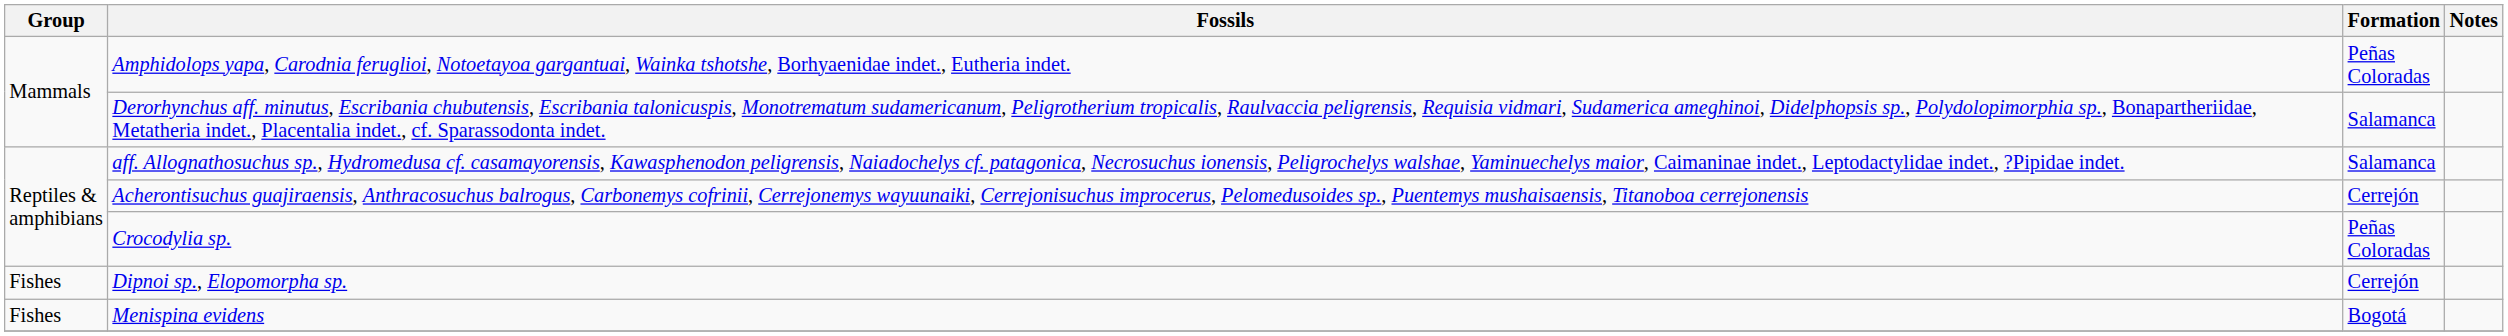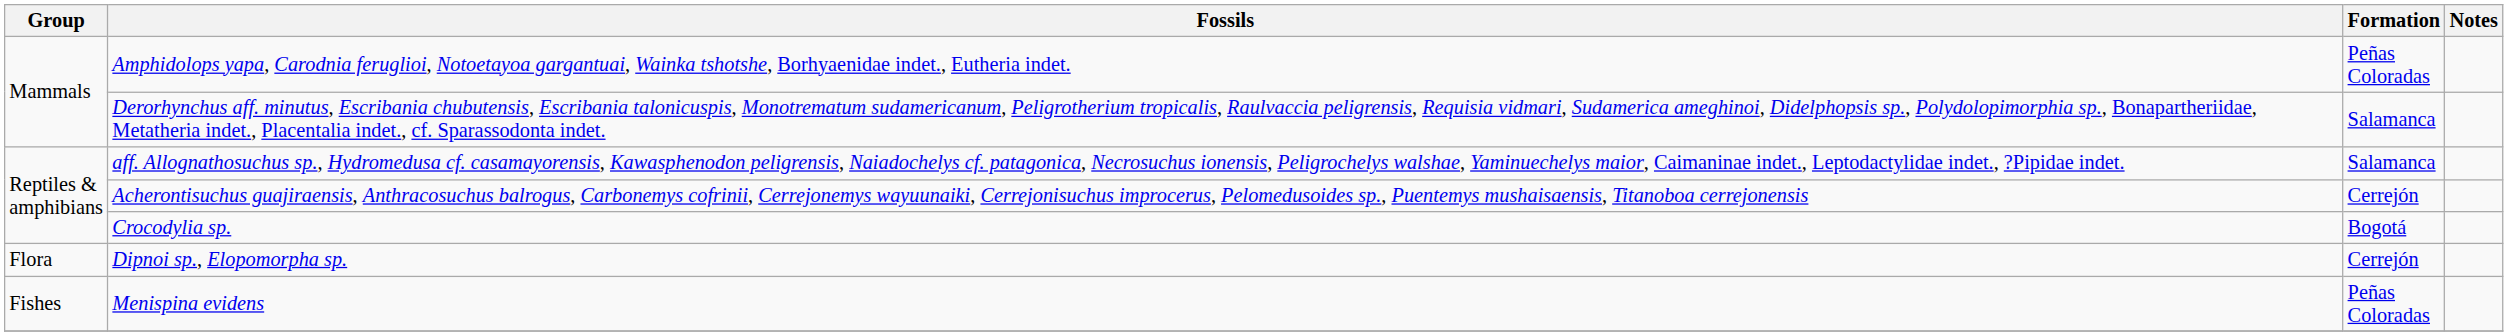(2389, 238) Peñas Coloradas -> (2377, 227) Bogotá
(35, 282) Fishes -> (31, 259) Flora
(2377, 314) Bogotá -> (2389, 303) Peñas Coloradas
